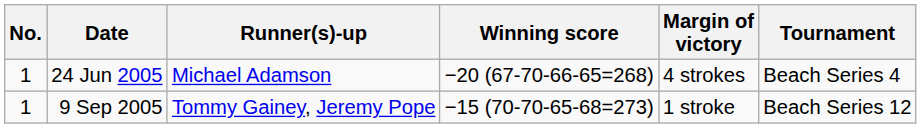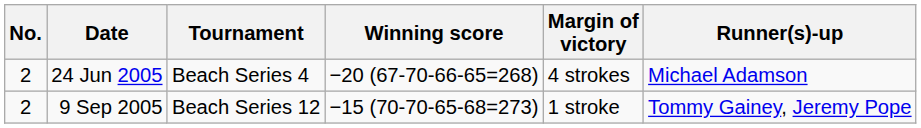columns swapped: (837, 32) <-> (304, 32)
(26, 75) 1 -> (26, 75) 2
(26, 107) 1 -> (26, 107) 2
